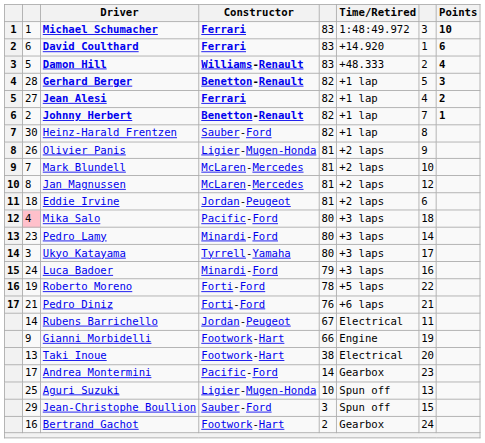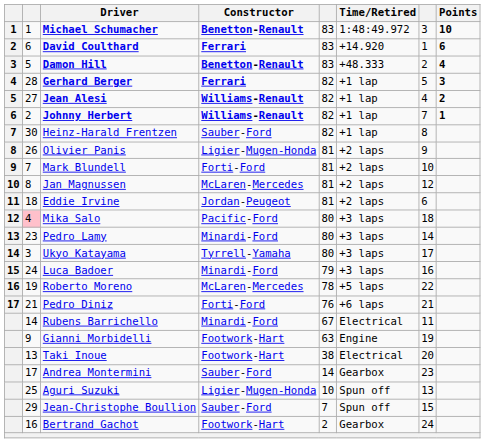(224, 30) Ferrari -> (252, 30) Benetton-Renault
(252, 65) Williams-Renault -> (252, 65) Benetton-Renault
(252, 82) Benetton-Renault -> (224, 82) Ferrari
(224, 99) Ferrari -> (252, 99) Williams-Renault
(252, 116) Benetton-Renault -> (252, 116) Williams-Renault
(252, 168) McLaren-Mercedes -> (233, 168) Forti-Ford
(233, 288) Forti-Ford -> (252, 288) McLaren-Mercedes
(246, 322) Jordan-Peugeot -> (240, 322) Minardi-Ford
(328, 339) 66 -> (328, 339) 63
(240, 373) Pacific-Ford -> (236, 373) Sauber-Ford
(325, 408) 3 -> (325, 408) 7
